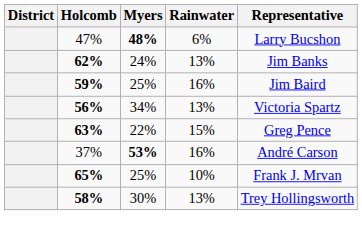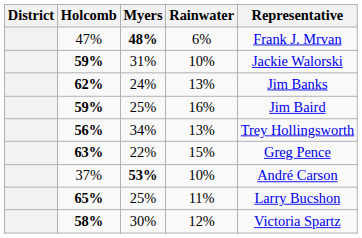(297, 38) Larry Bucshon -> (297, 38) Frank J. Mrvan
+ row: (89, 61)
(297, 107) Victoria Spartz -> (297, 130) Trey Hollingsworth
(202, 152) 16% -> (202, 175) 10%
(202, 175) 10% -> (202, 198) 11%
(297, 175) Frank J. Mrvan -> (297, 198) Larry Bucshon
(202, 198) 13% -> (202, 221) 12%
(297, 198) Trey Hollingsworth -> (297, 221) Victoria Spartz
